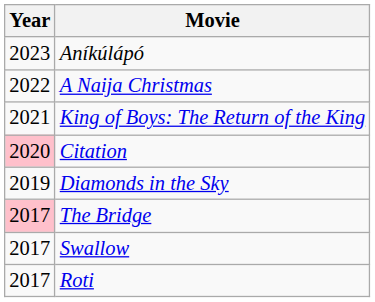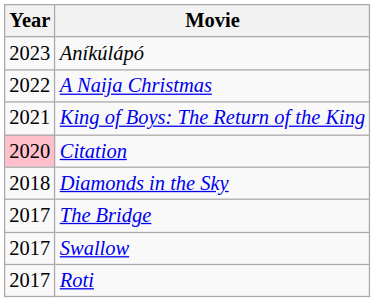(30, 183) 2019 -> (30, 183) 2018
(30, 215) pink background -> (30, 215) no background
